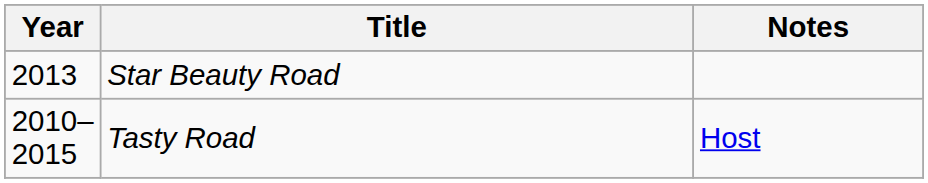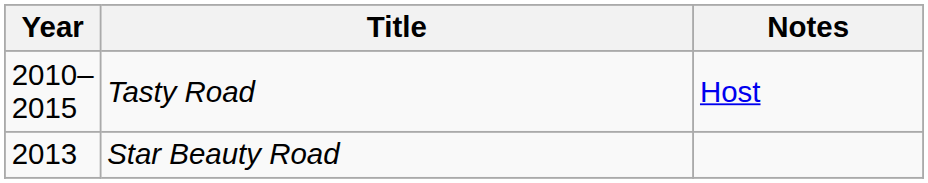rows swapped: (181, 137) <-> (223, 74)
